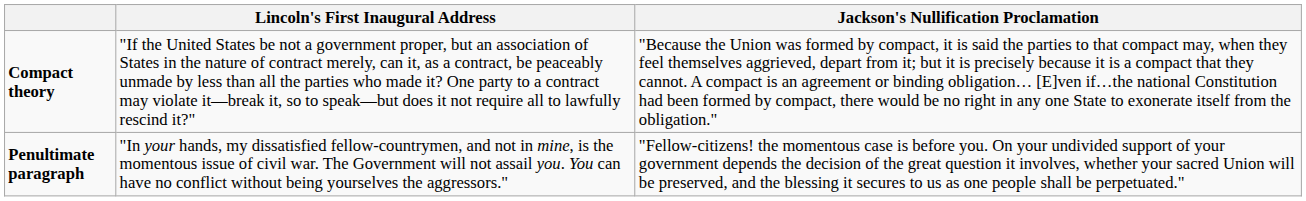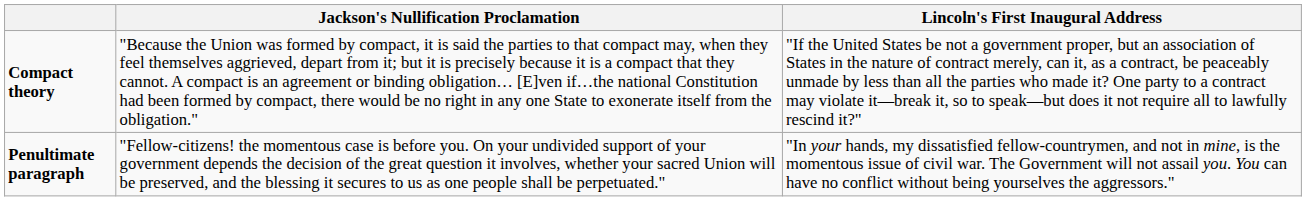columns swapped: (968, 17) <-> (375, 17)
